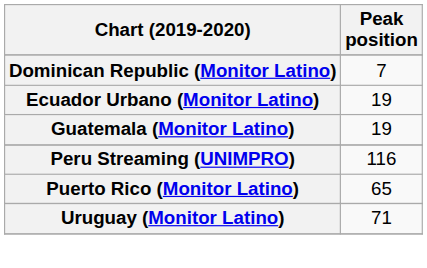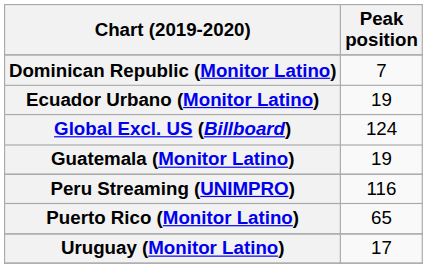+ row: (173, 129)
(382, 218) 71 -> (382, 248) 17
